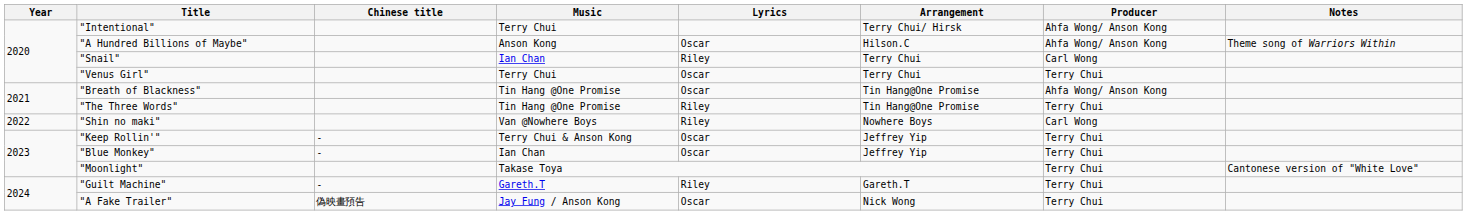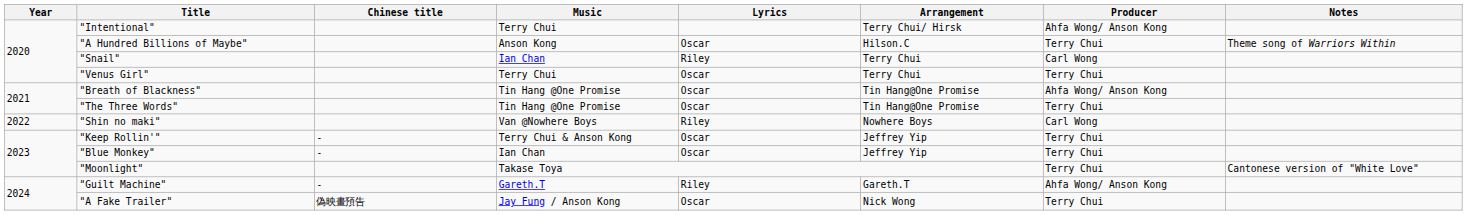(1106, 44) Ahfa Wong/ Anson Kong -> (1074, 44) Terry Chui
(695, 106) Riley -> (695, 106) Oscar
(1074, 185) Terry Chui -> (1106, 185) Ahfa Wong/ Anson Kong
